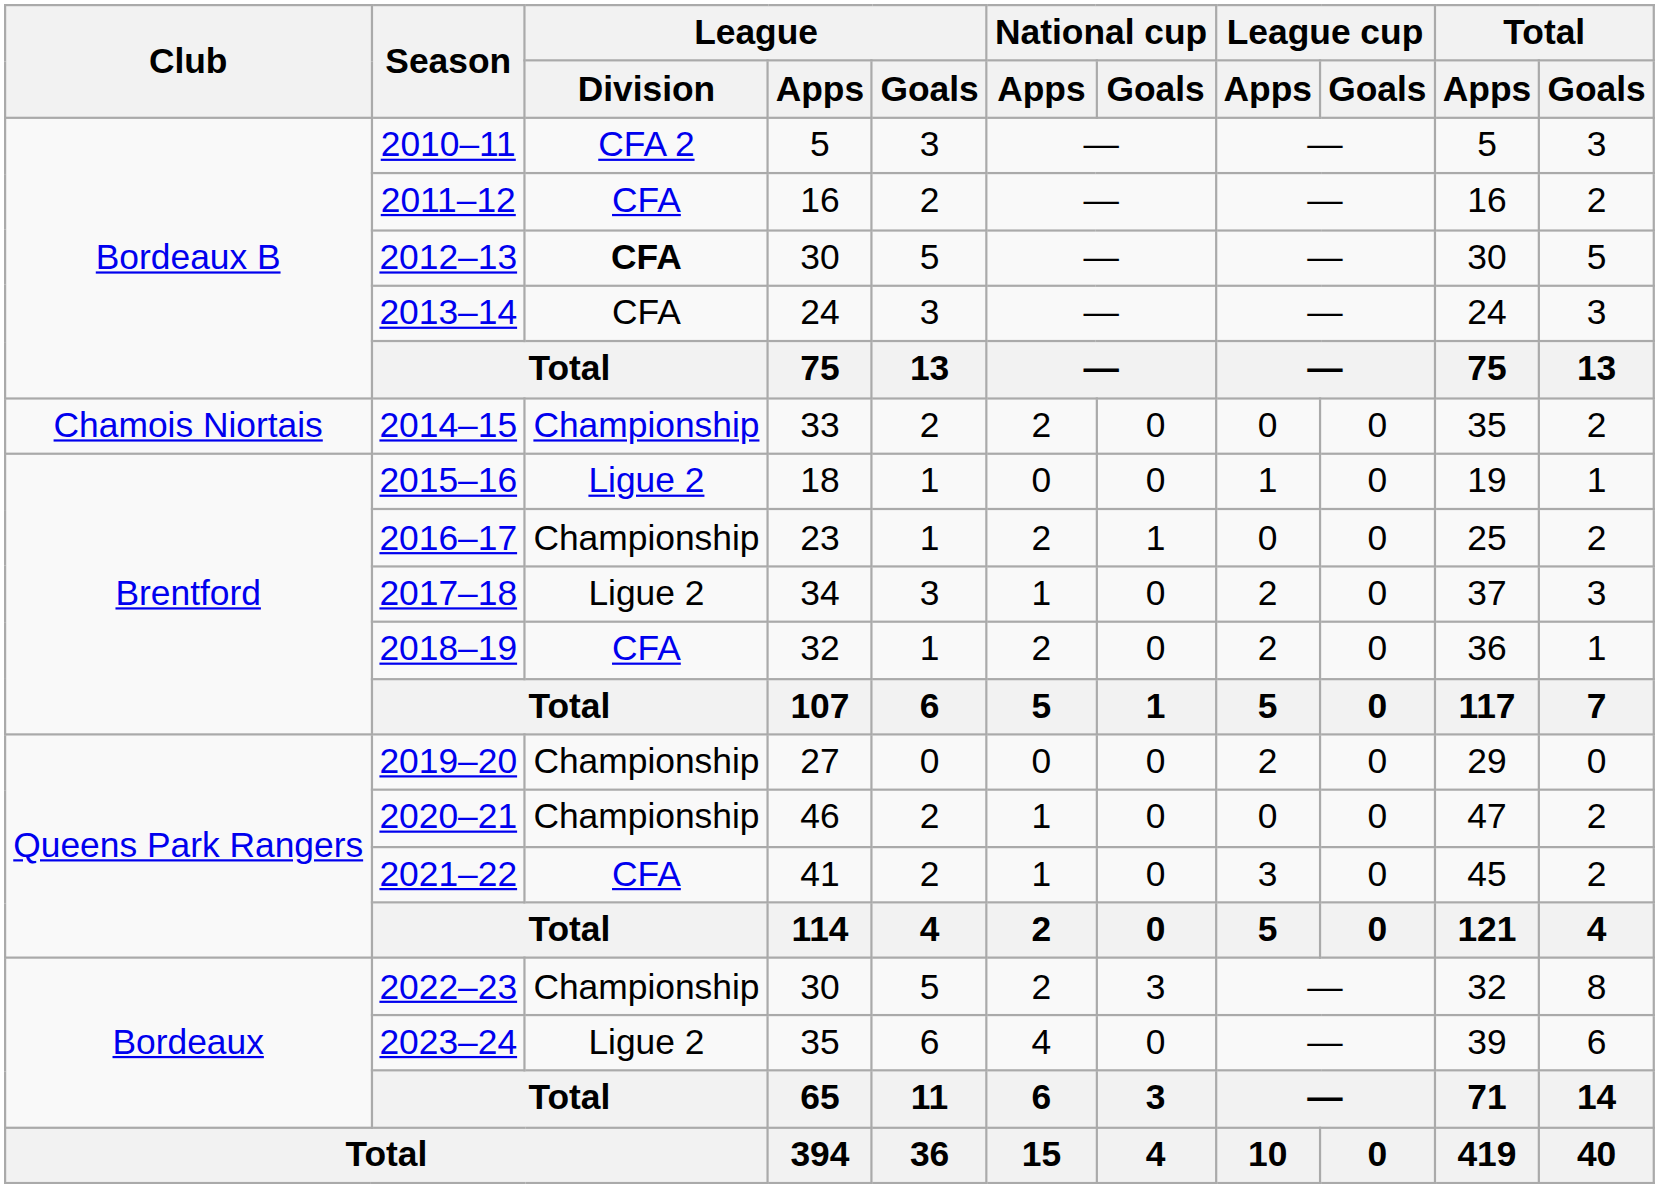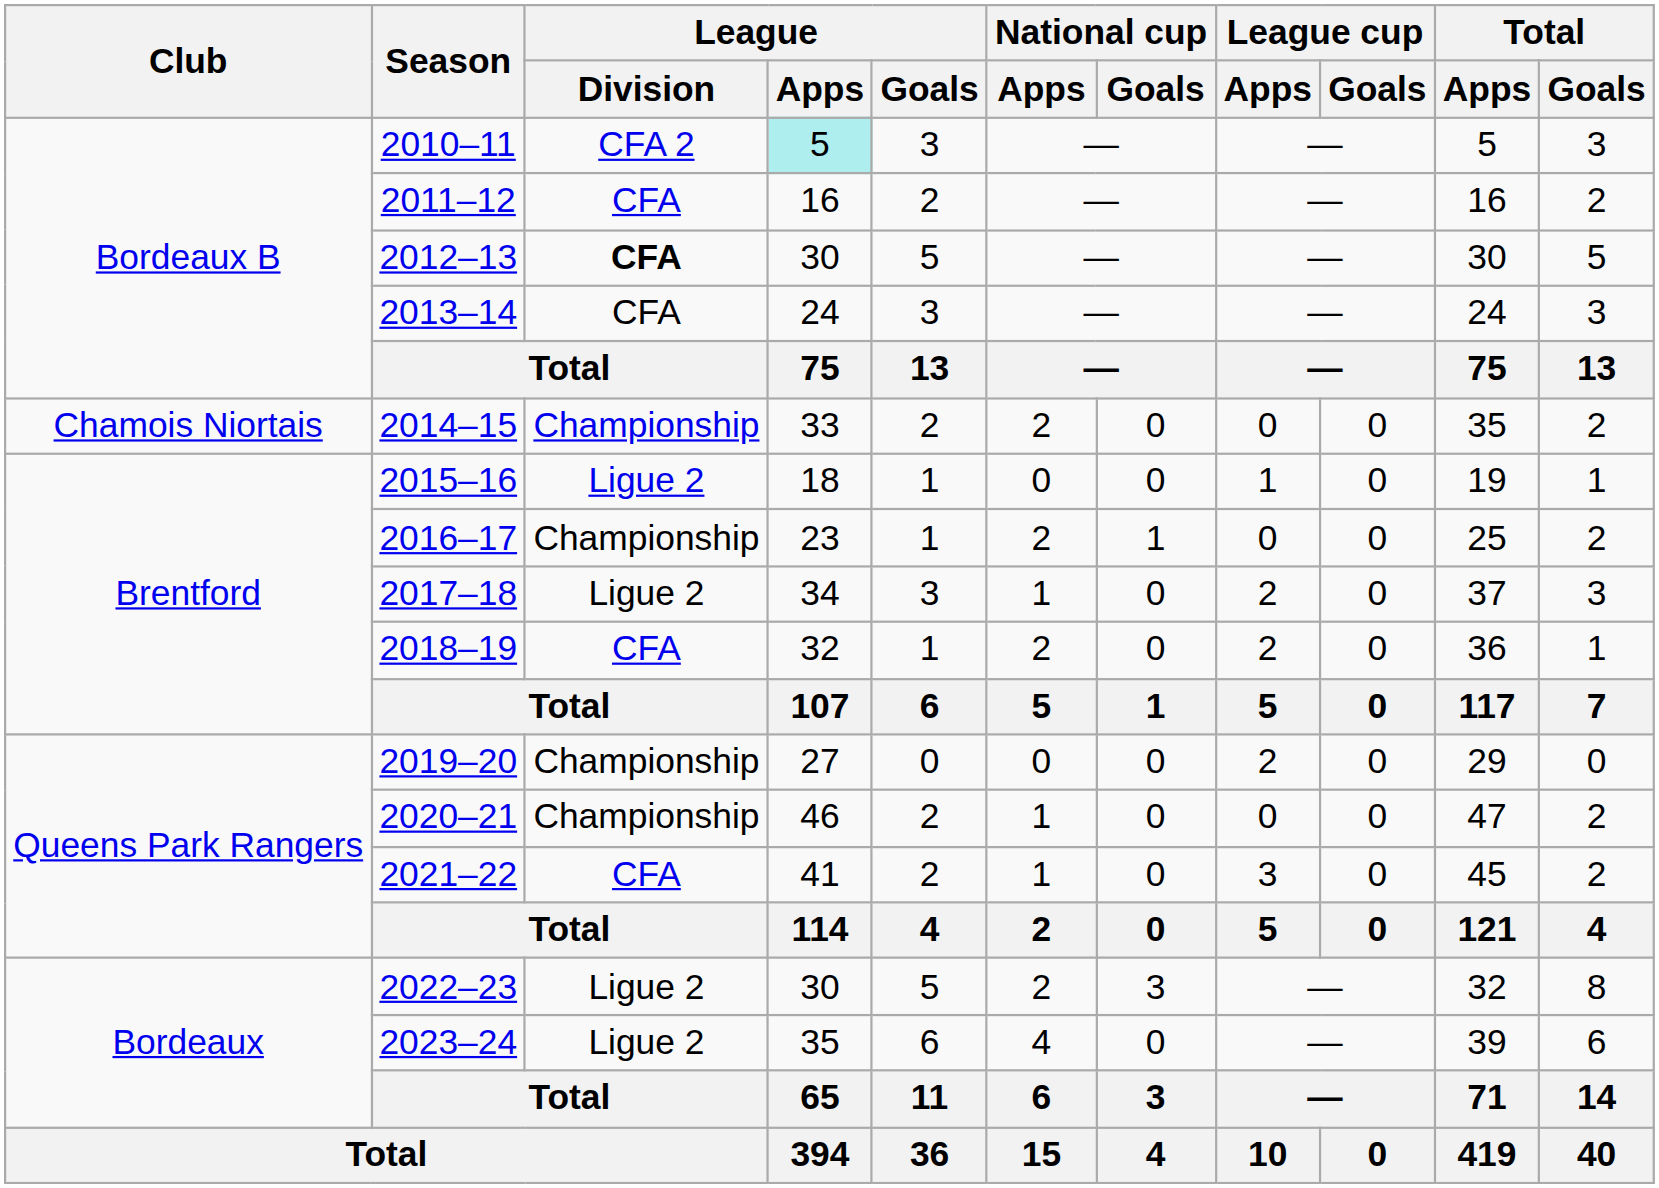(820, 144) no background -> (820, 144) paleturquoise background
(646, 985) Championship -> (646, 985) Ligue 2
